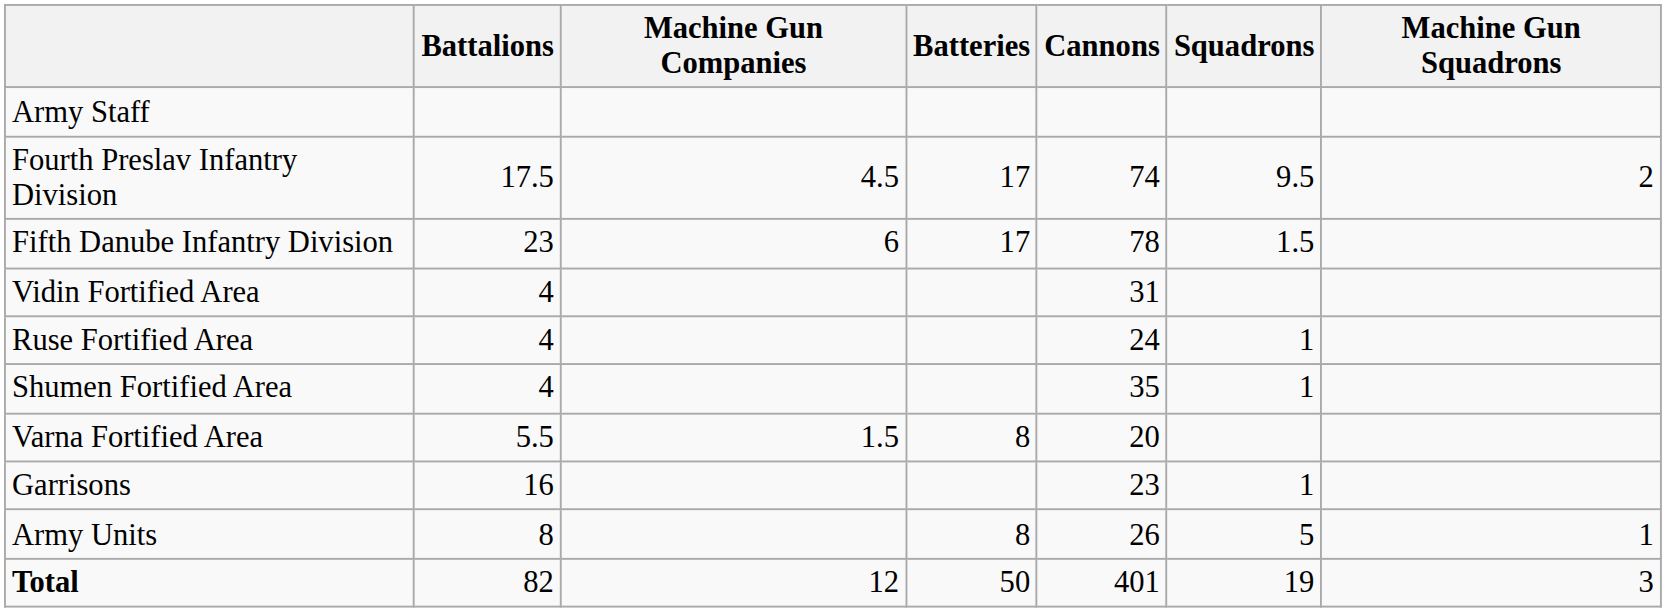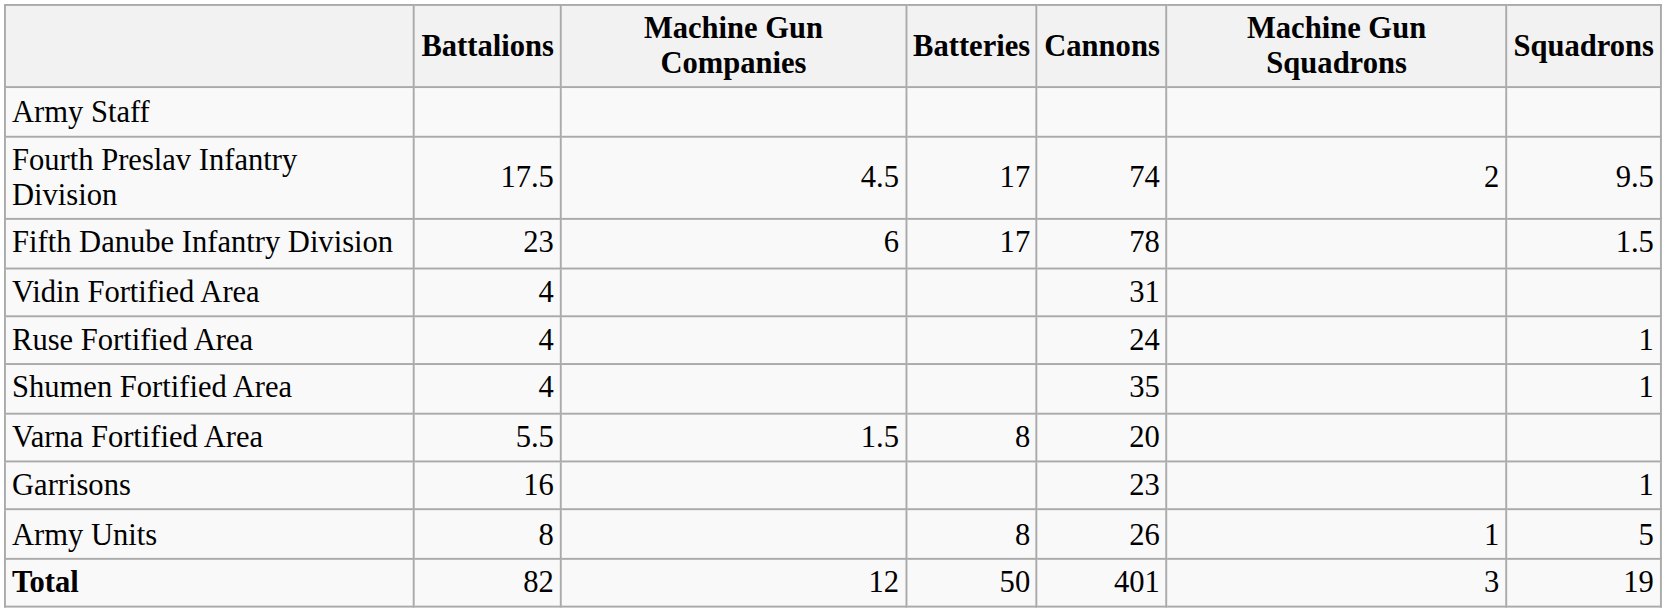columns swapped: (1244, 45) <-> (1491, 45)
